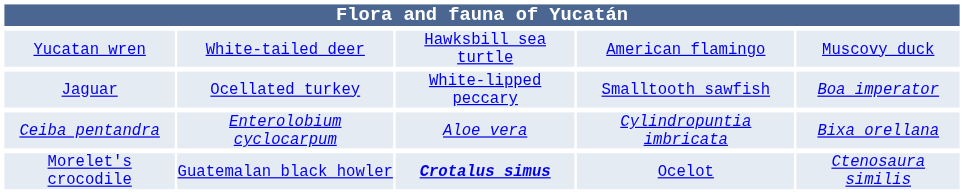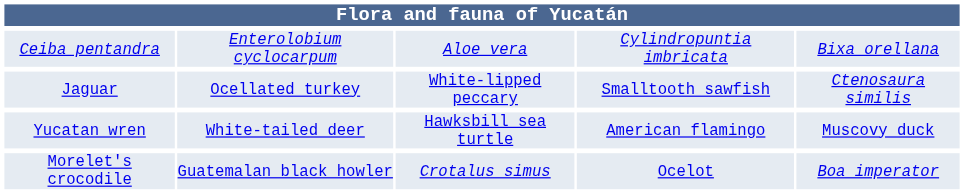rows swapped: (90, 49) <-> (90, 130)
(878, 90) Boa imperator -> (878, 90) Ctenosaura similis
(485, 171) bold -> (485, 171) normal
(878, 171) Ctenosaura similis -> (878, 171) Boa imperator
